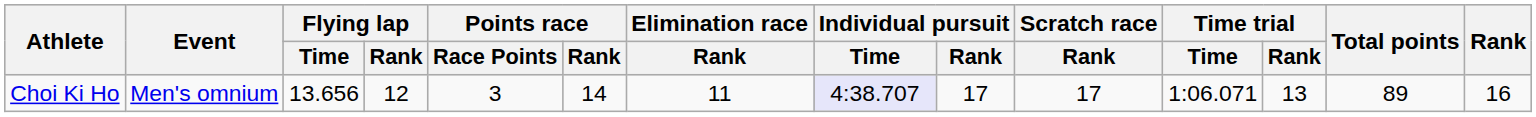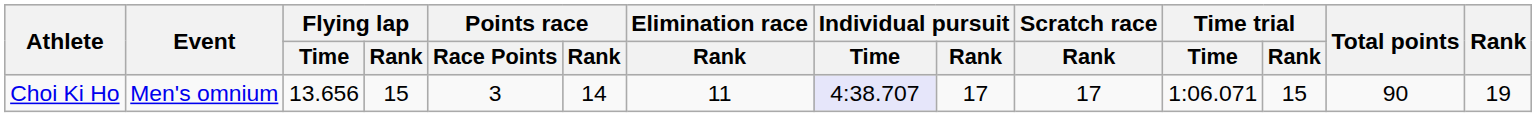(396, 94) 12 -> (396, 94) 15
(1294, 94) 13 -> (1294, 94) 15
(1395, 94) 89 -> (1395, 94) 90
(1498, 94) 16 -> (1498, 94) 19
